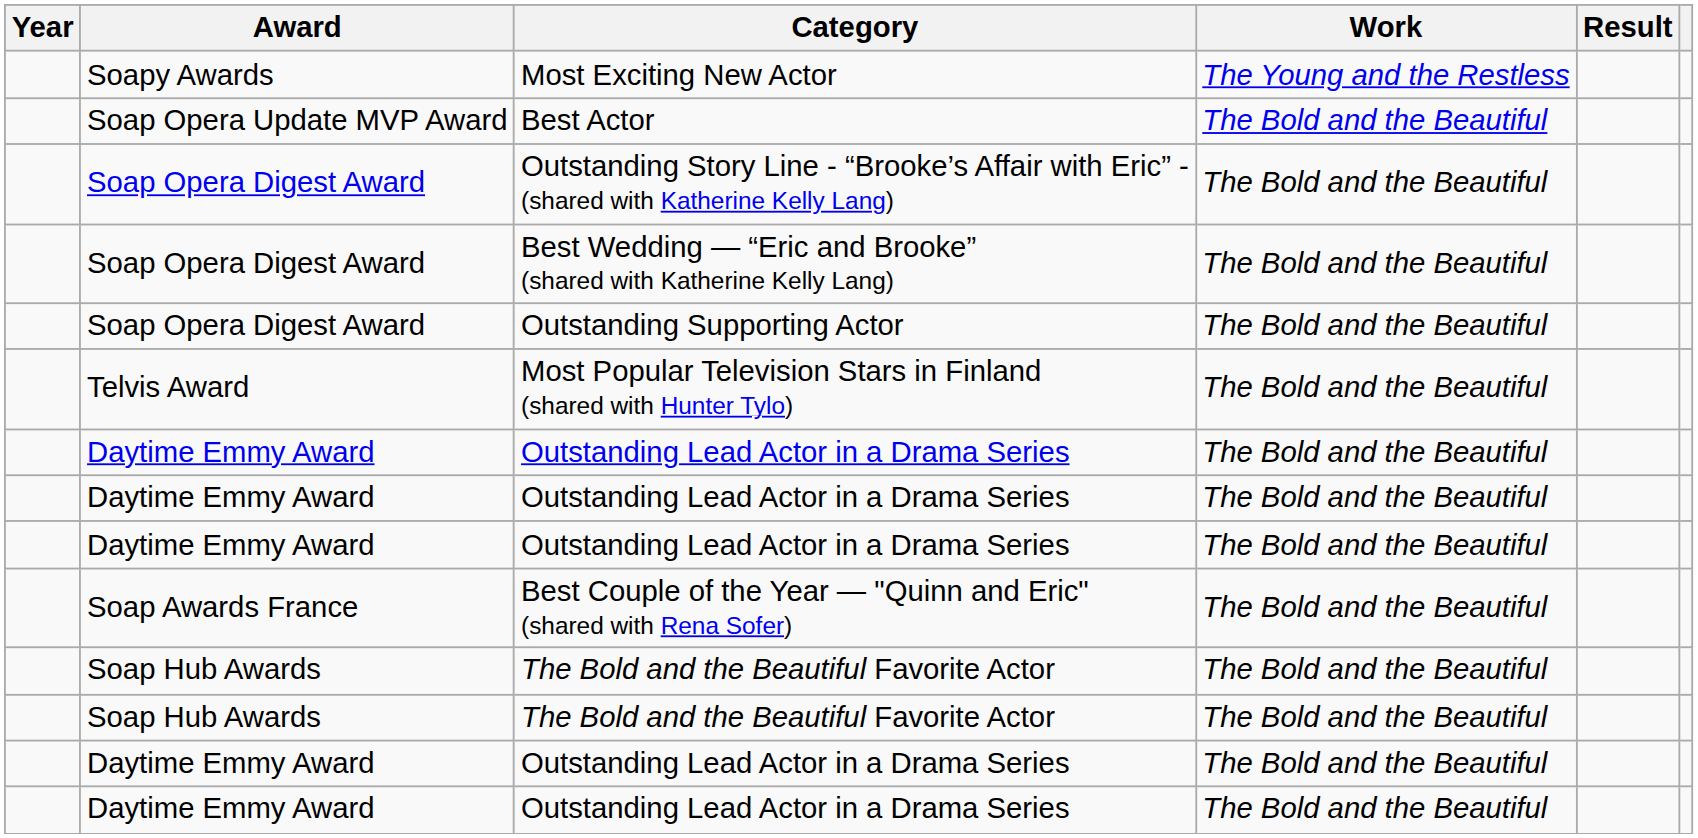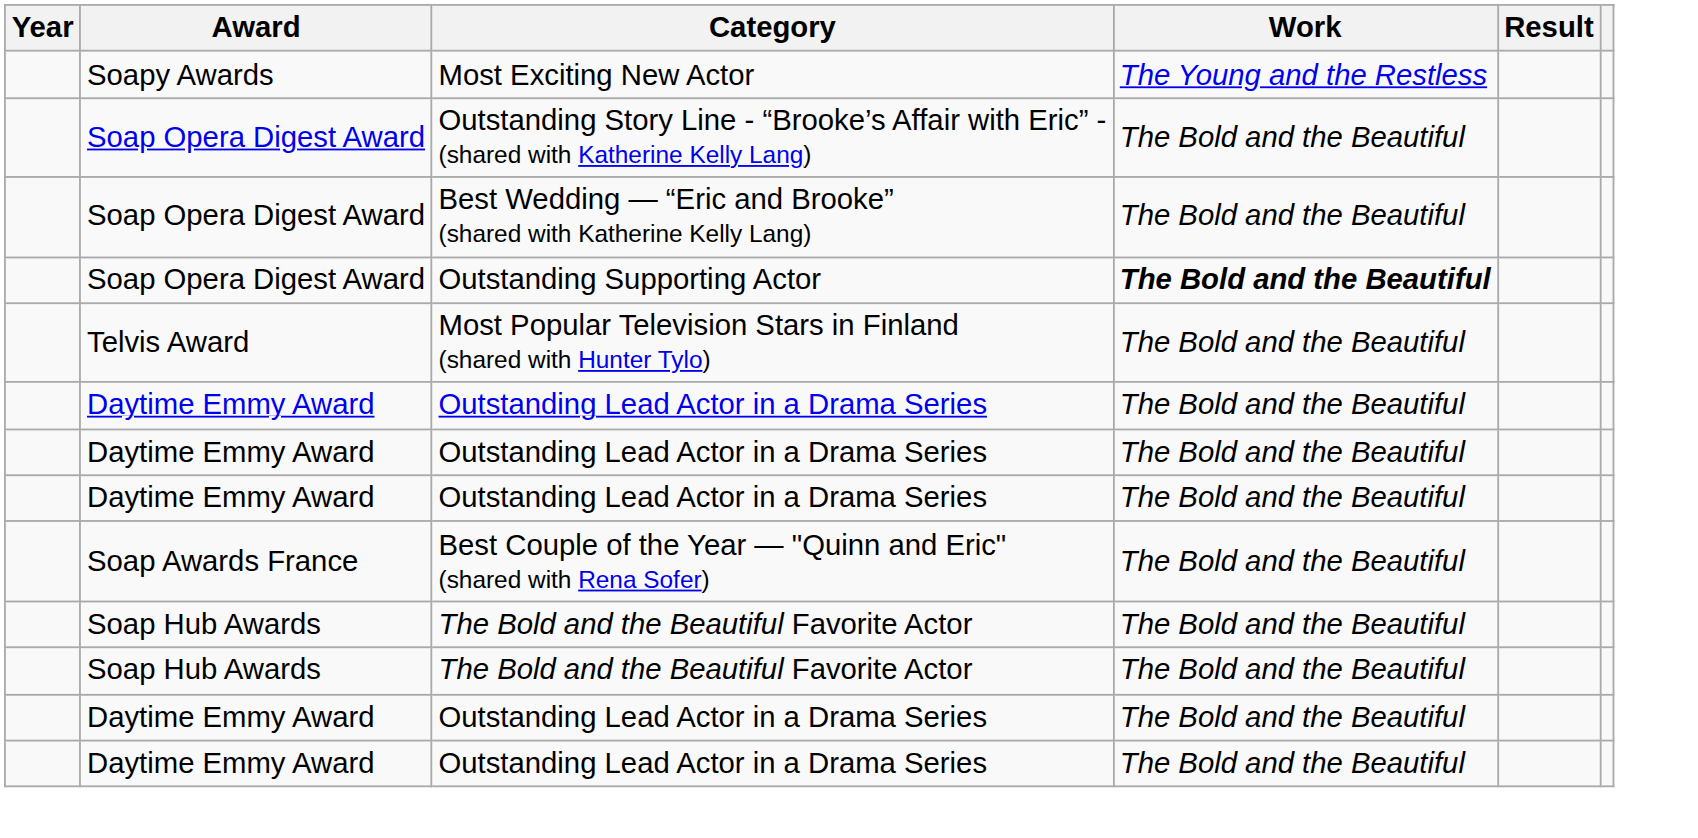- row: (297, 120)
(1375, 325) normal -> (1305, 279) bold
